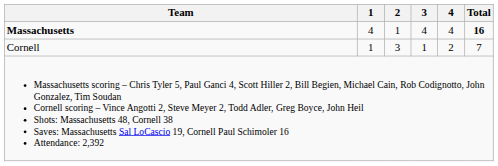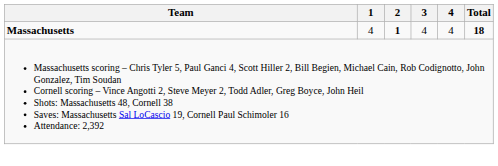(398, 30) normal -> (398, 30) bold
(479, 30) 16 -> (479, 30) 18
- row: (23, 47)
